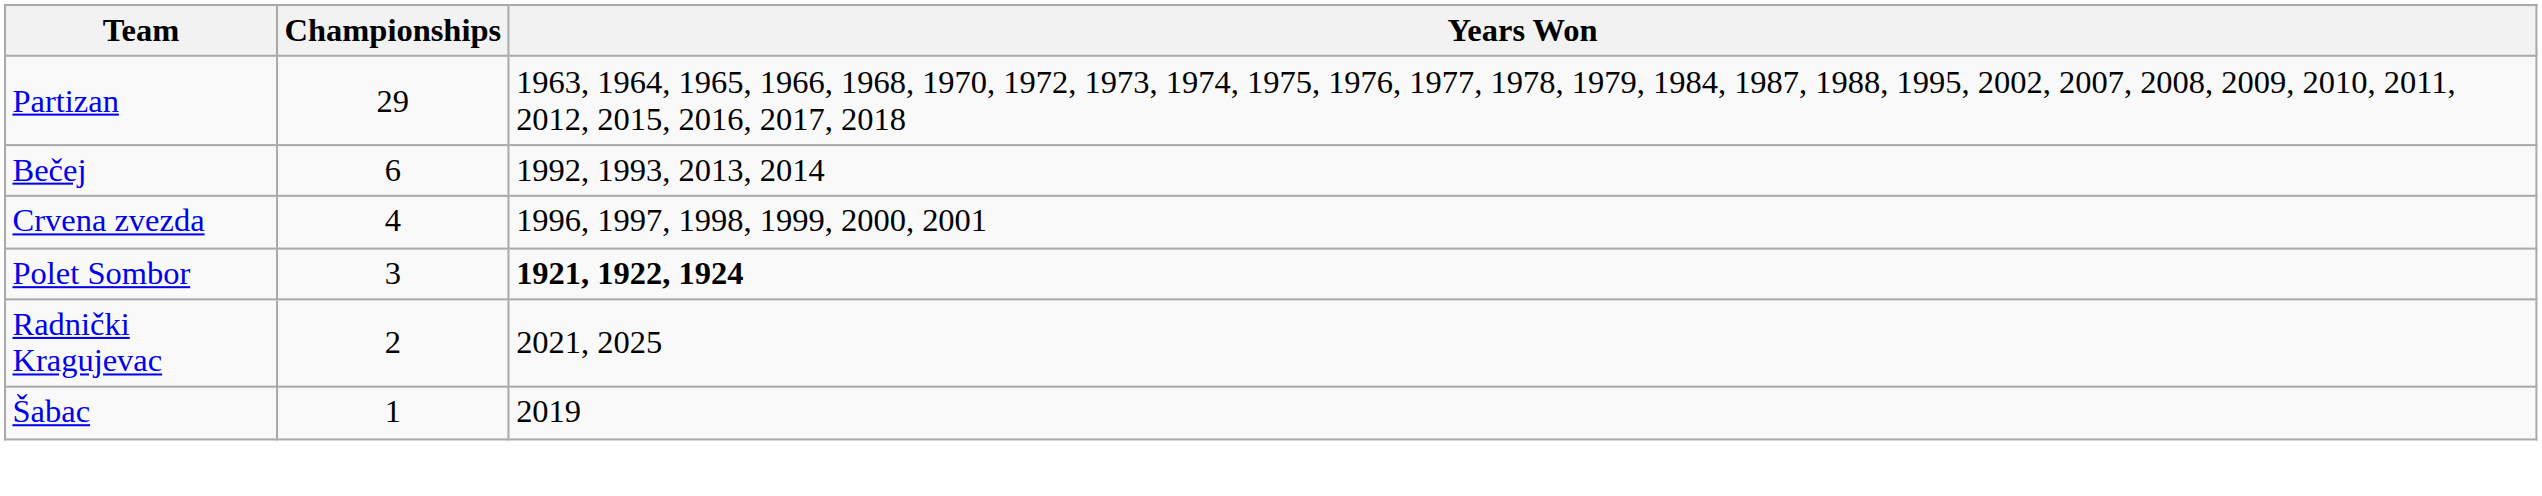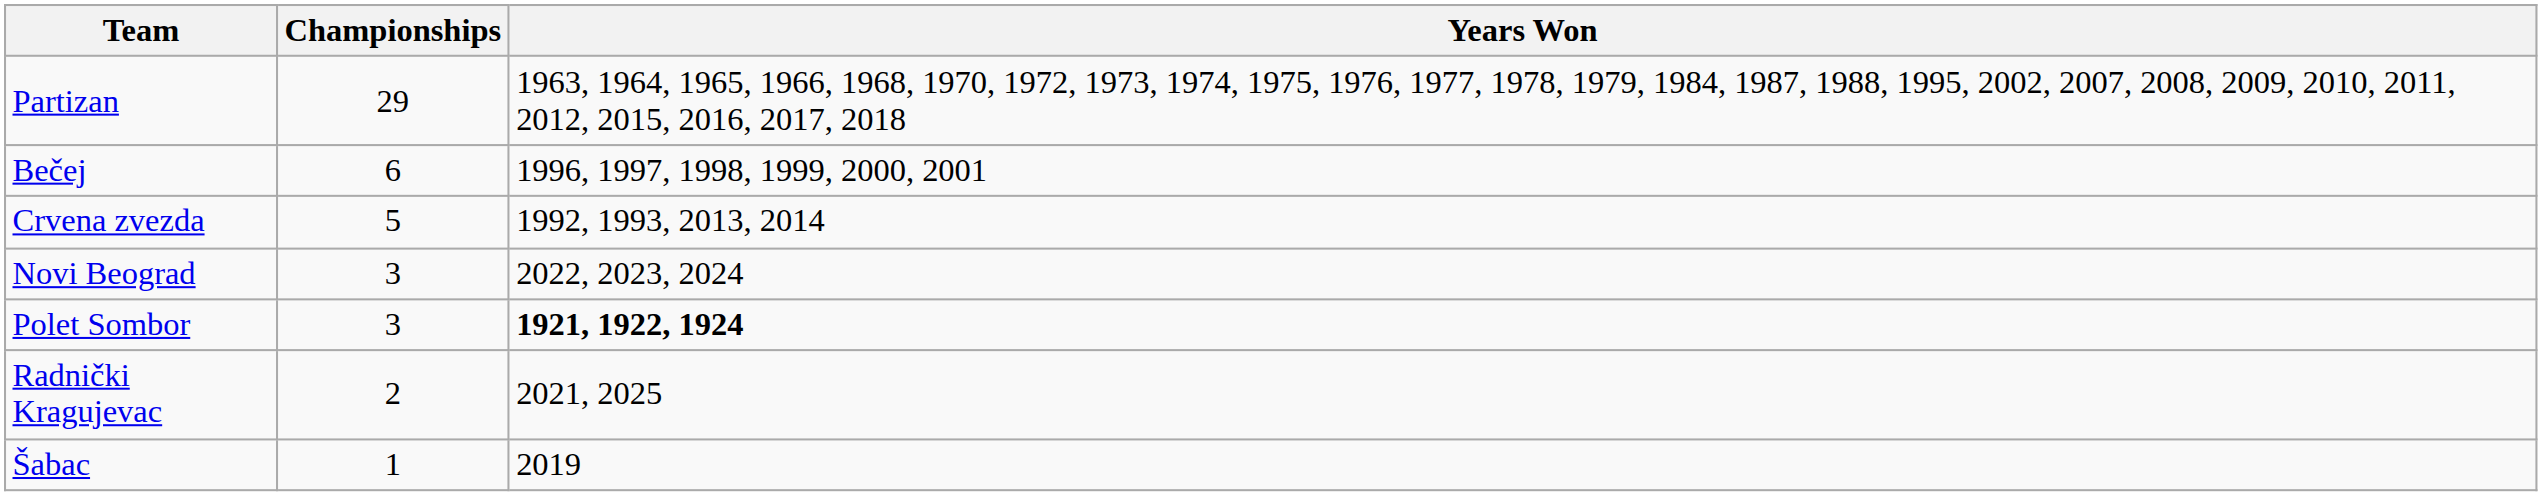(670, 169) 1992, 1993, 2013, 2014 -> (752, 169) 1996, 1997, 1998, 1999, 2000, 2001
(393, 221) 4 -> (393, 221) 5
(752, 221) 1996, 1997, 1998, 1999, 2000, 2001 -> (670, 221) 1992, 1993, 2013, 2014
+ row: (104, 272)
